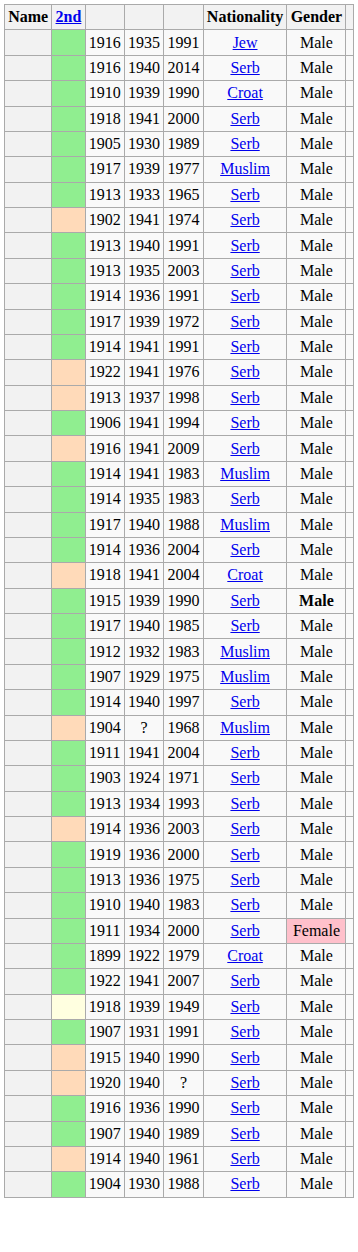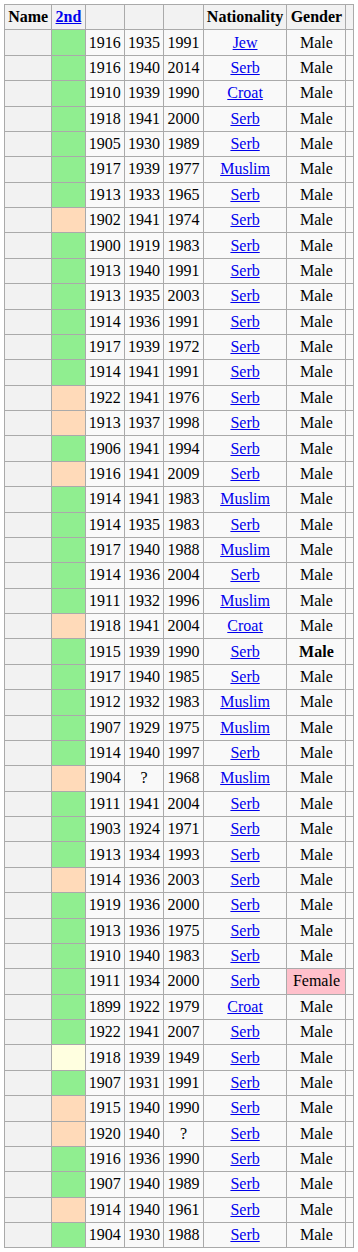+ row: (105, 245)
+ row: (105, 600)
